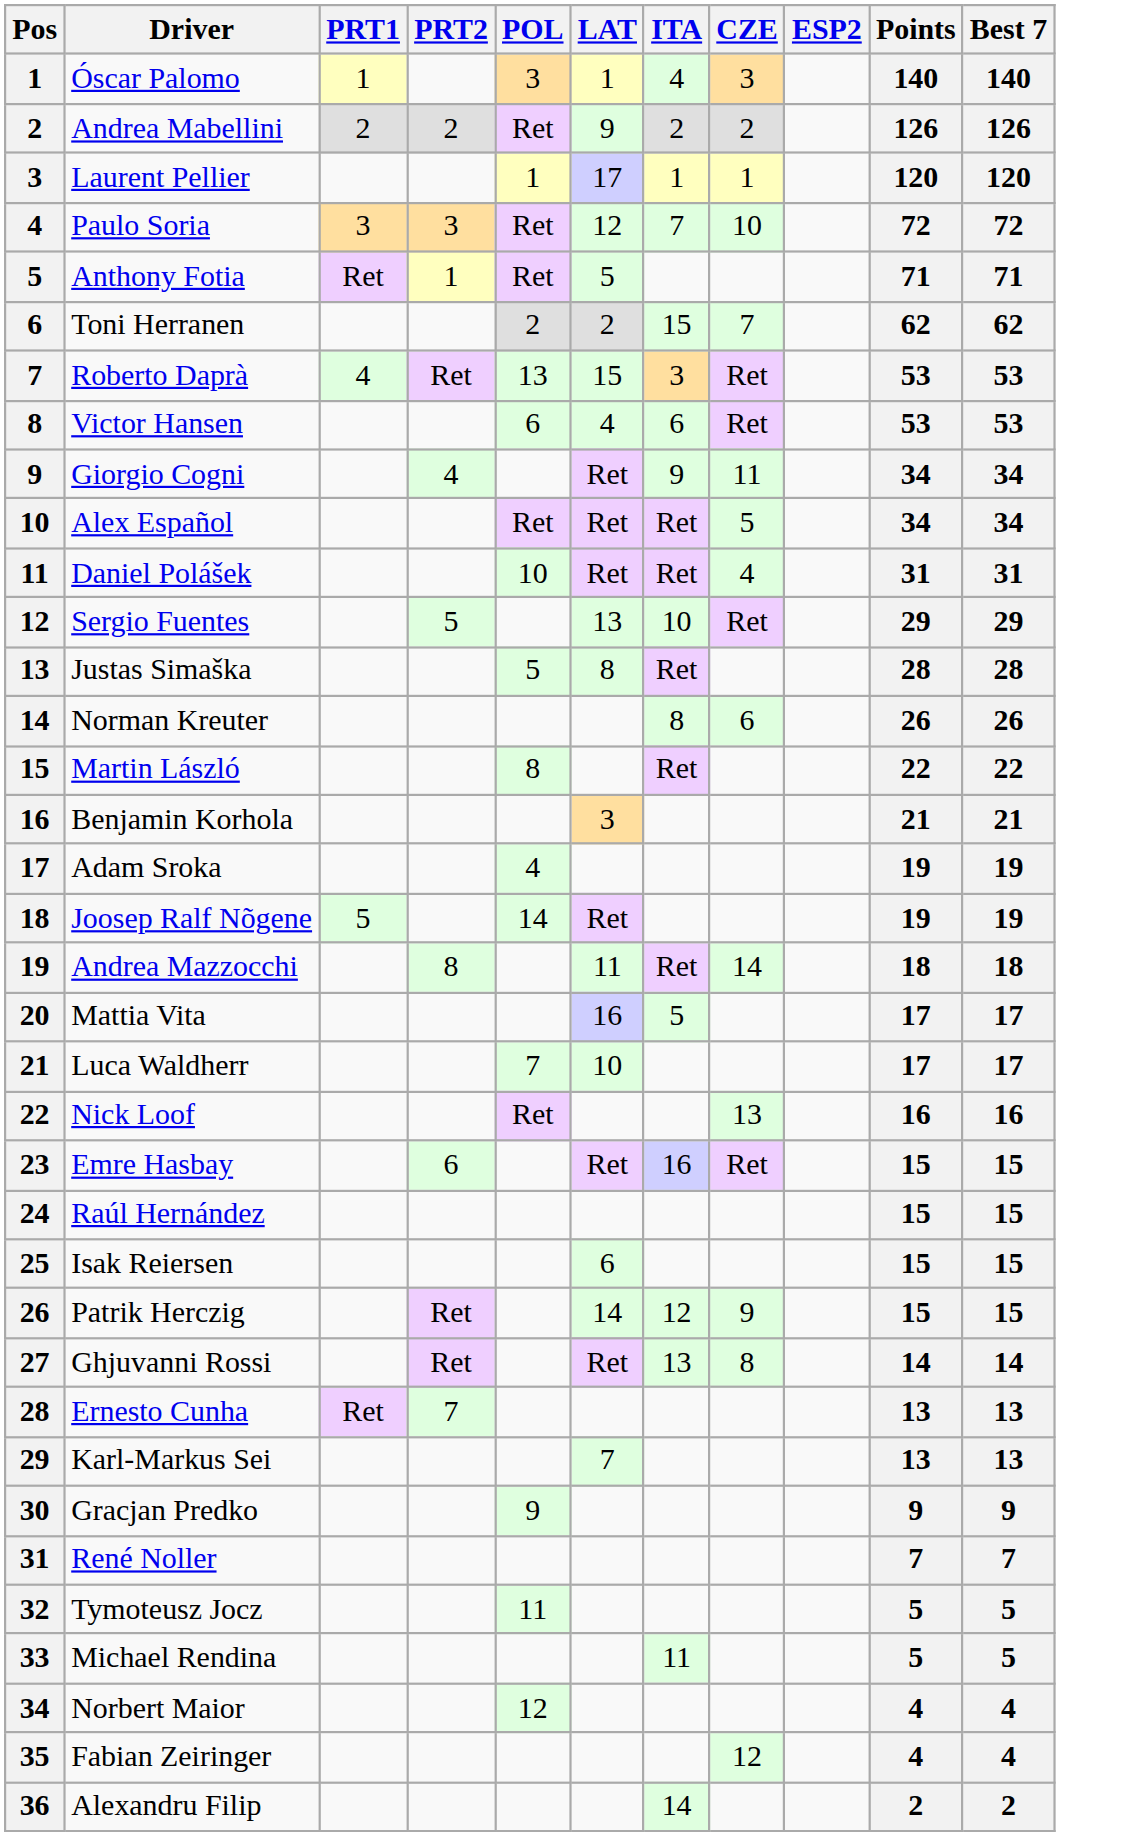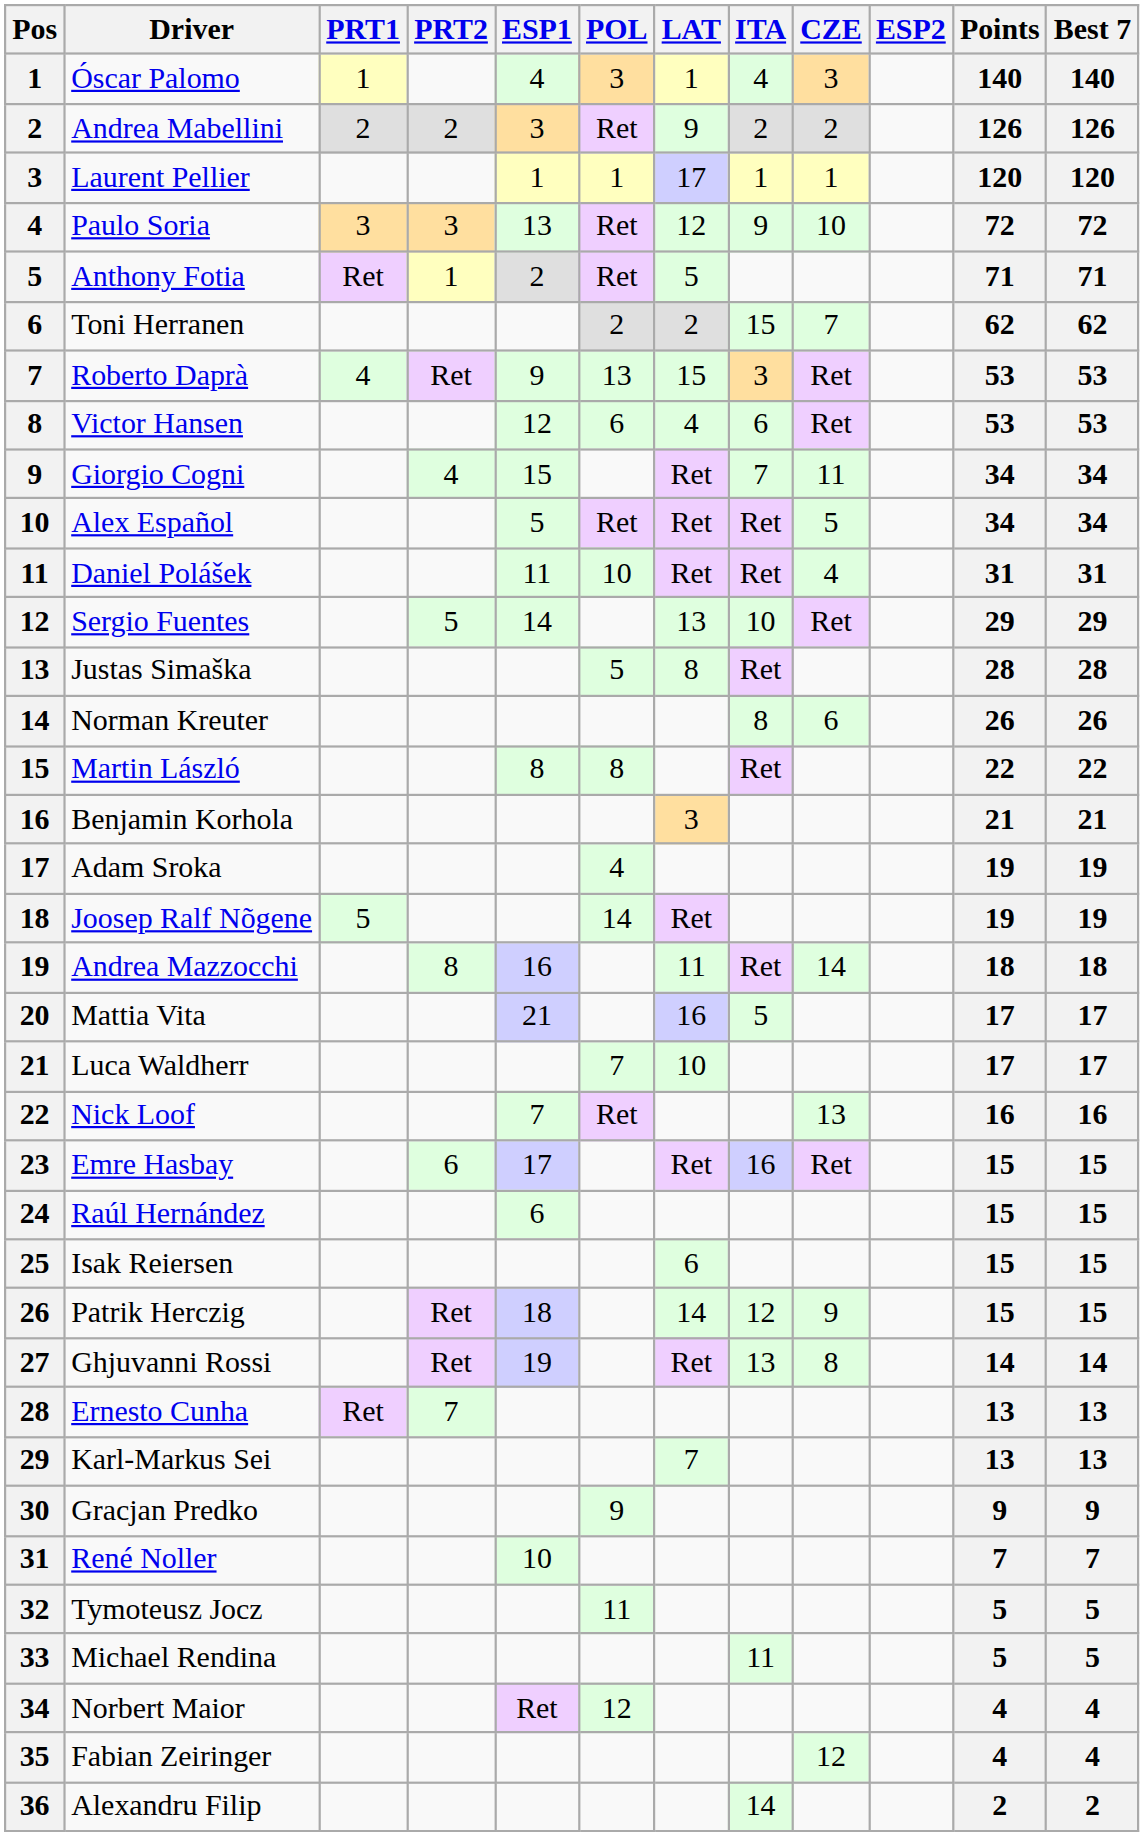+ column: (537, 28)
(677, 226) 7 -> (761, 226) 9
(677, 473) 9 -> (761, 473) 7
